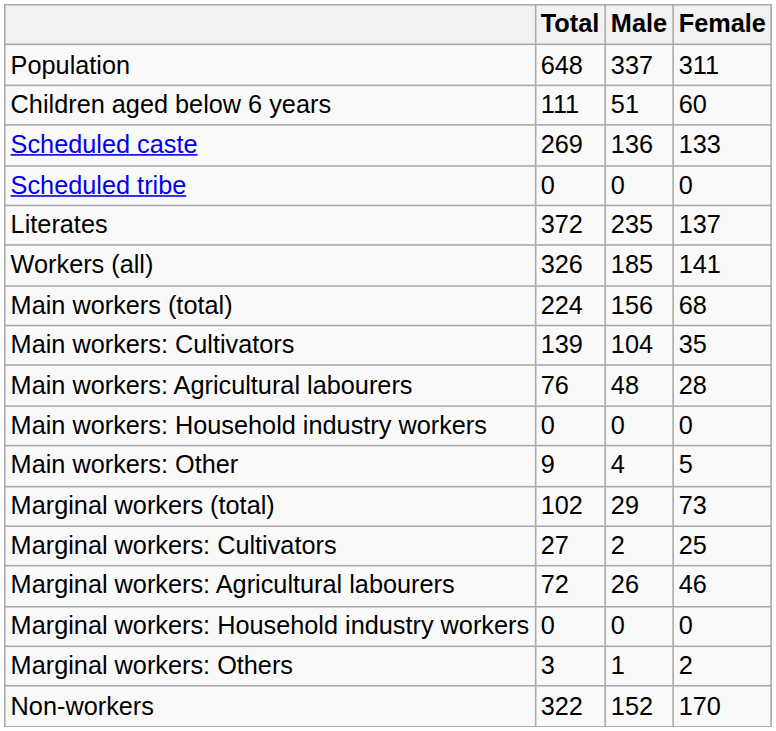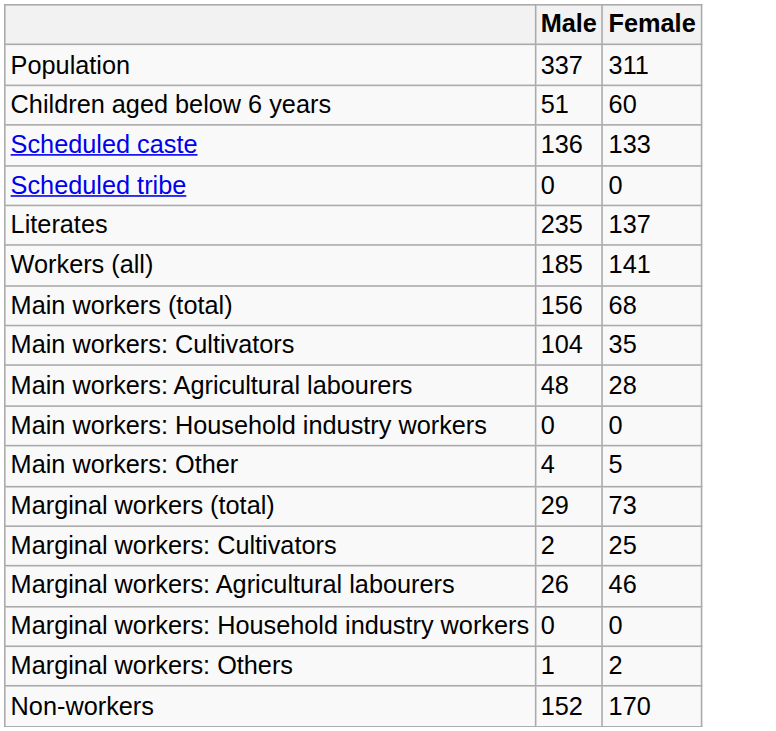- column: (570, 24)
